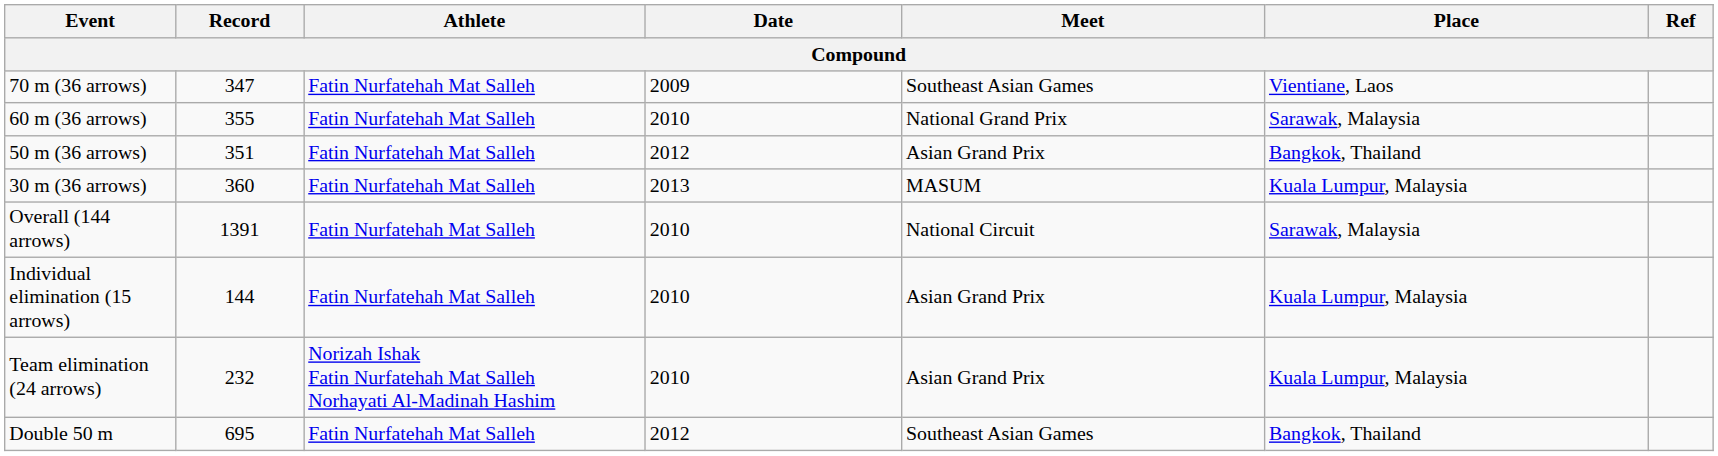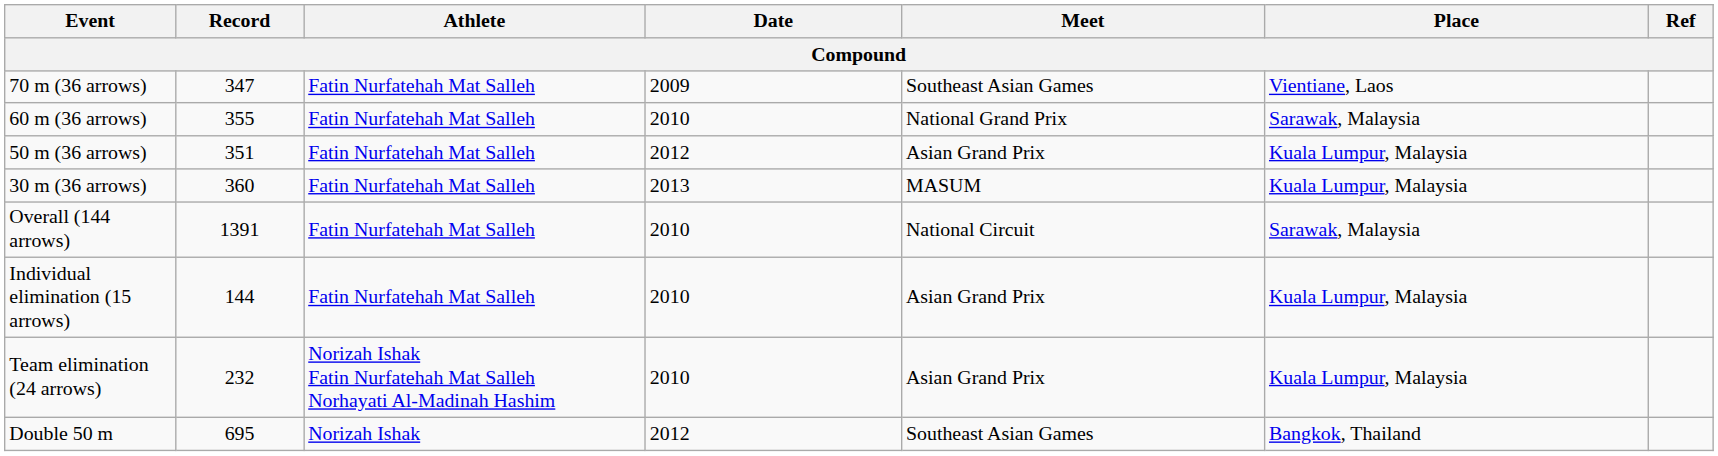(1345, 152) Bangkok, Thailand -> (1368, 152) Kuala Lumpur, Malaysia
(422, 433) Fatin Nurfatehah Mat Salleh -> (364, 433) Norizah Ishak
